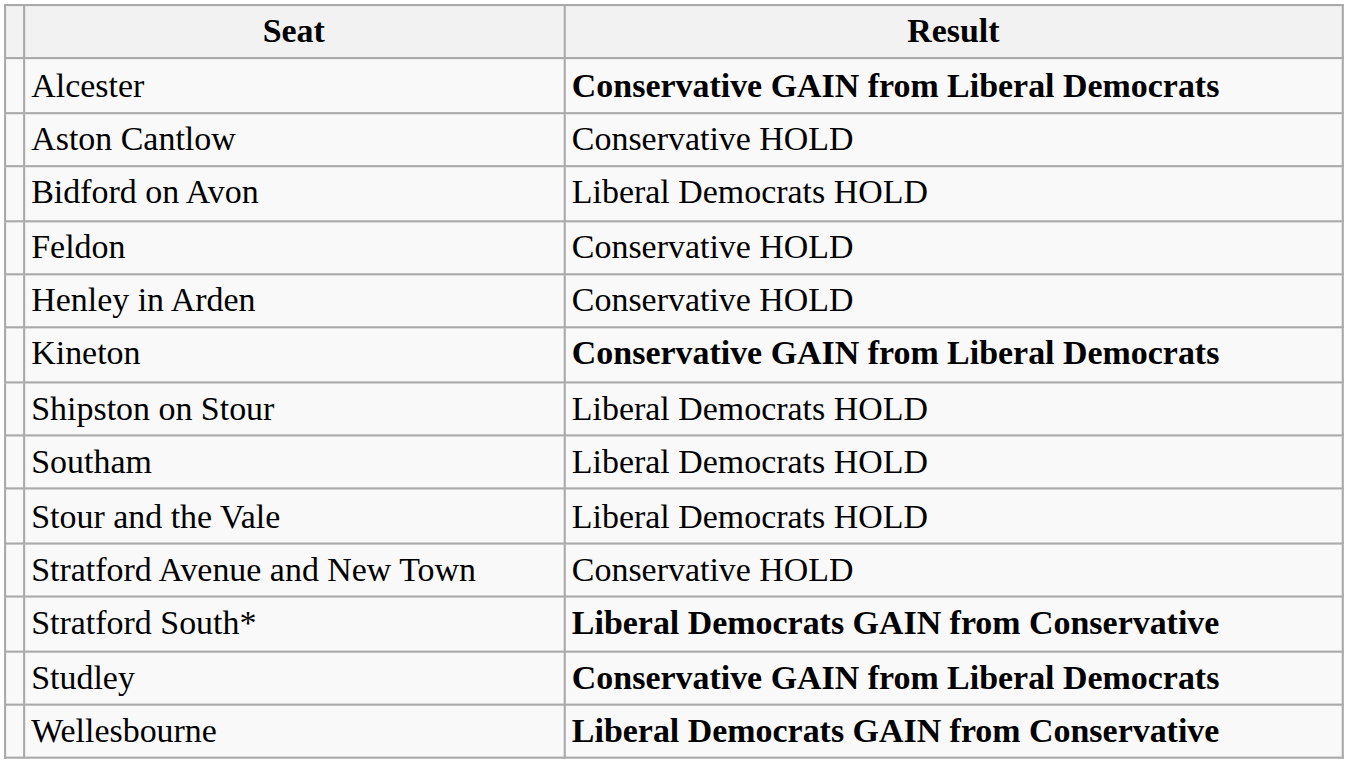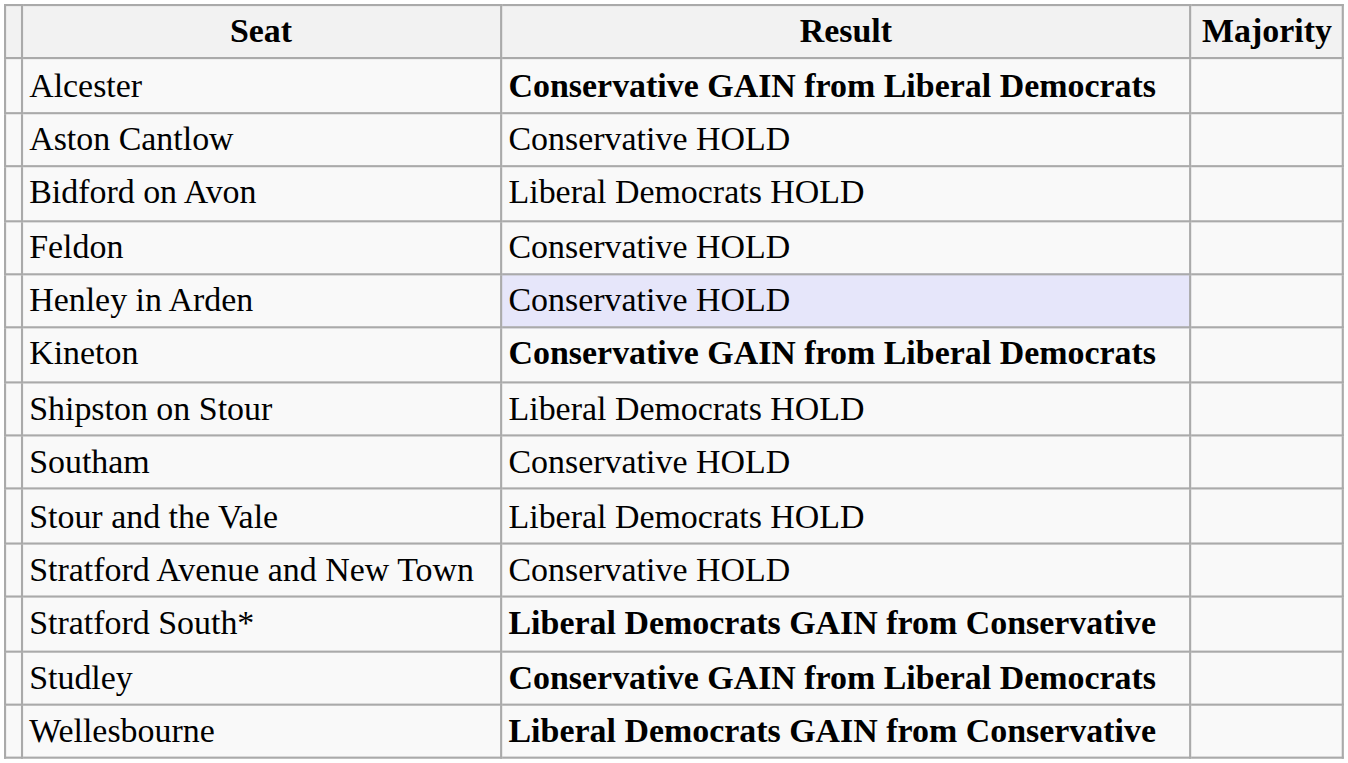+ column: (1267, 31)
(713, 300) no background -> (649, 300) lavender background
(750, 461) Liberal Democrats HOLD -> (649, 461) Conservative HOLD
